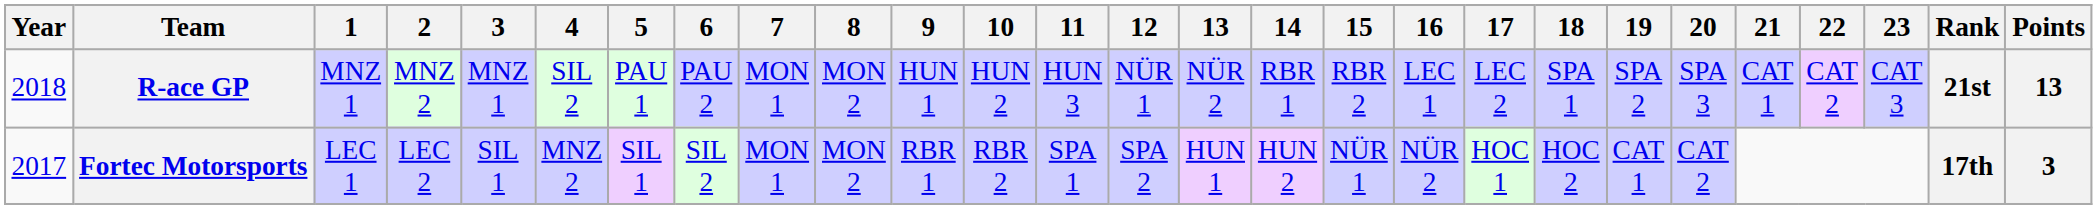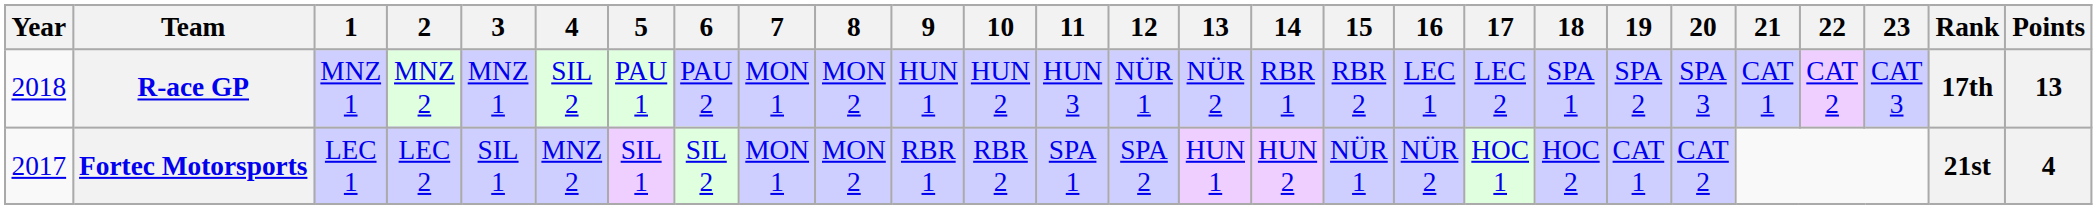(1967, 87) 21st -> (1967, 87) 17th
(1967, 165) 17th -> (1967, 165) 21st
(2049, 165) 3 -> (2049, 165) 4
